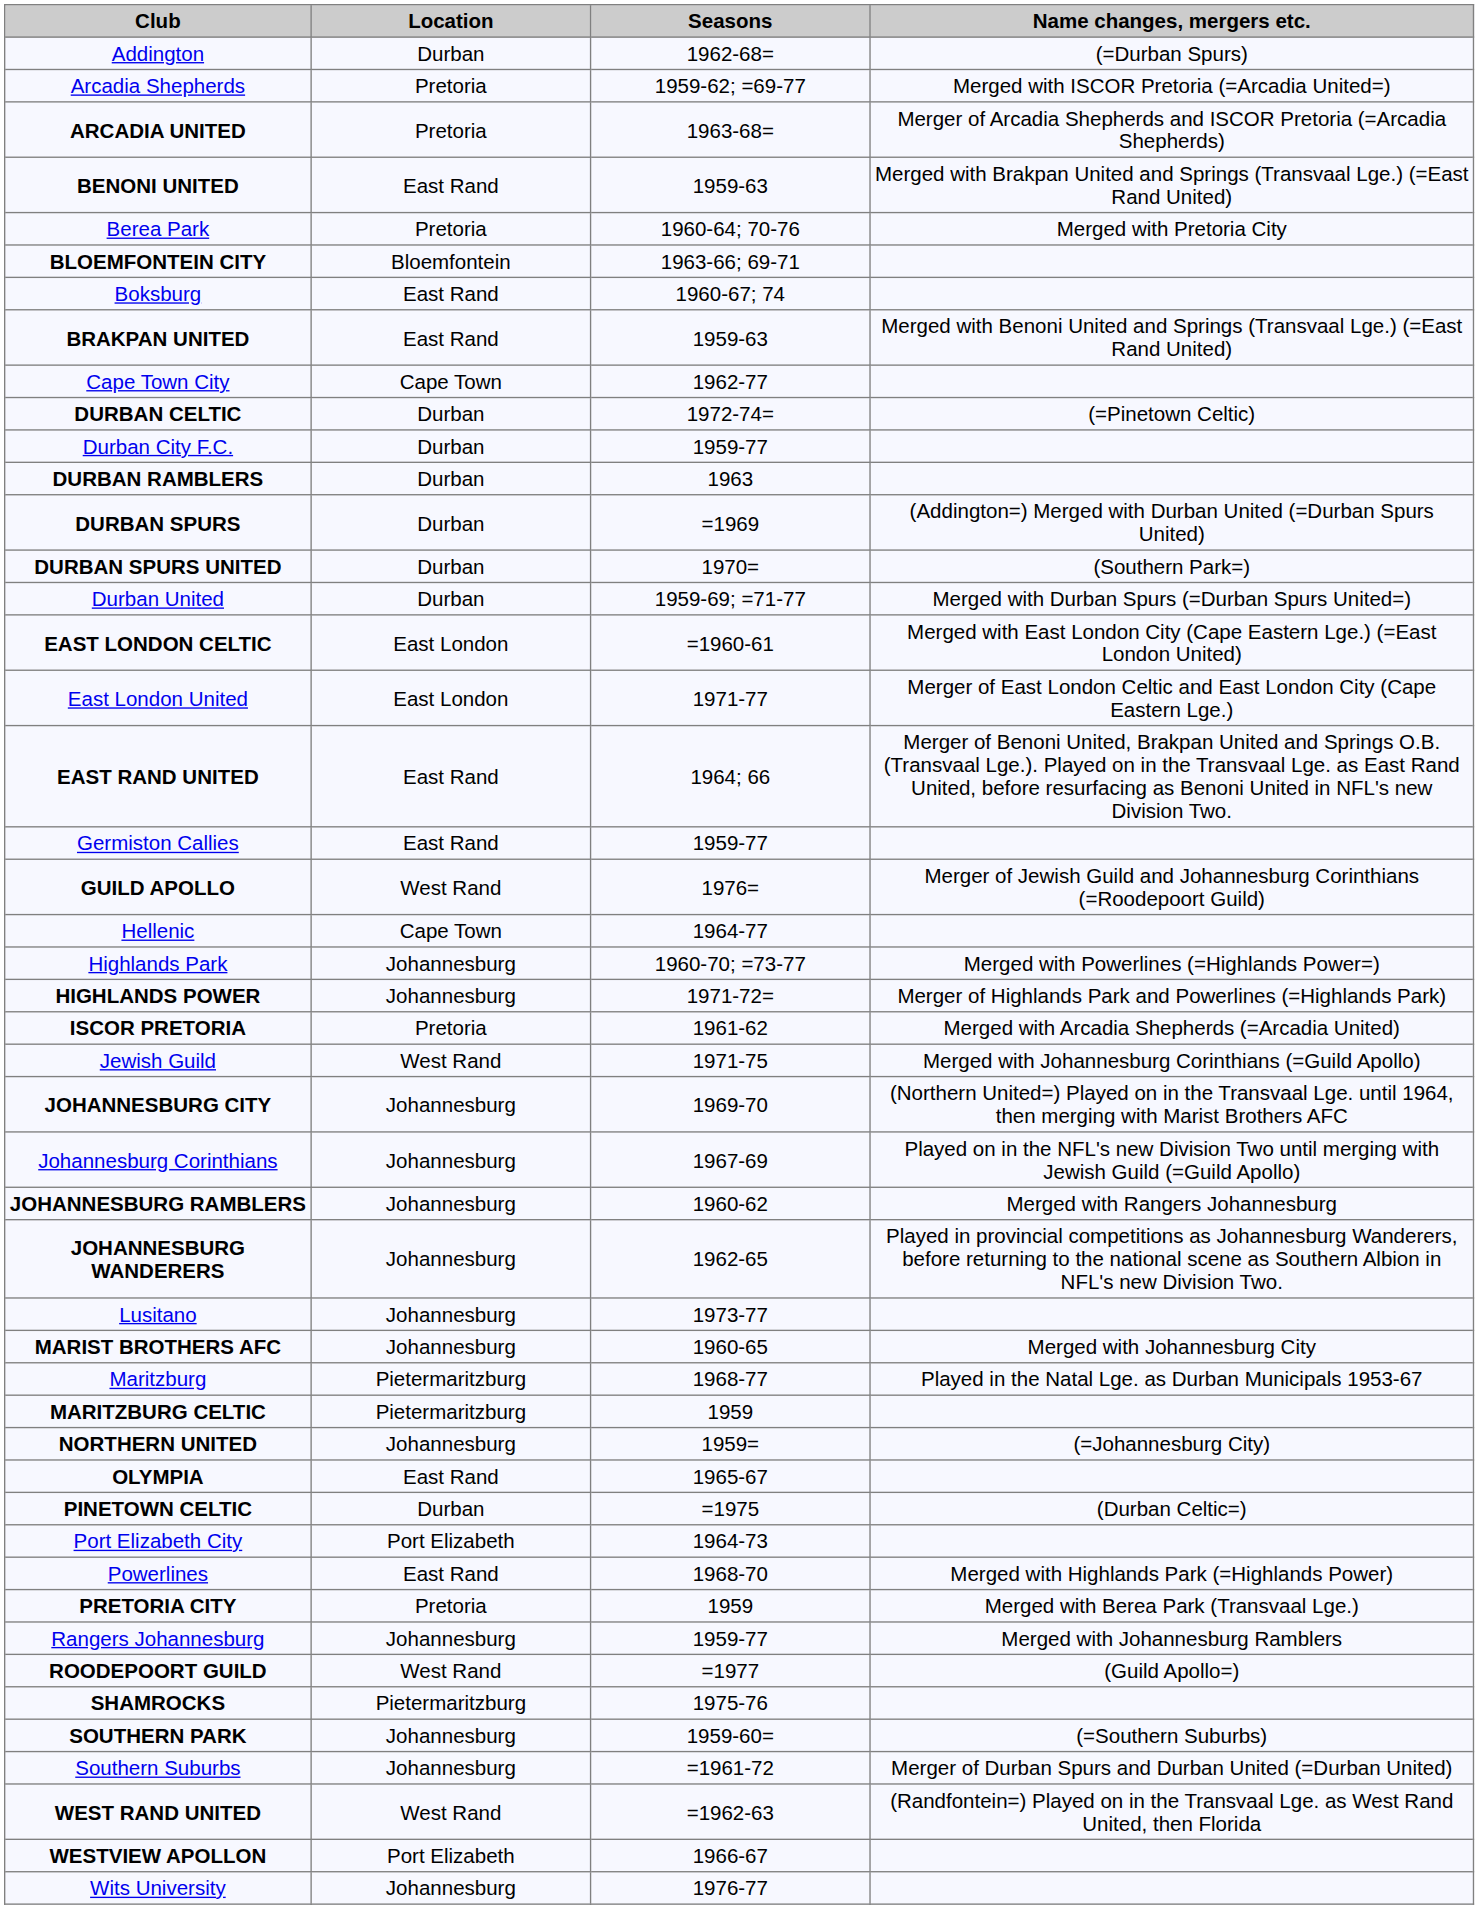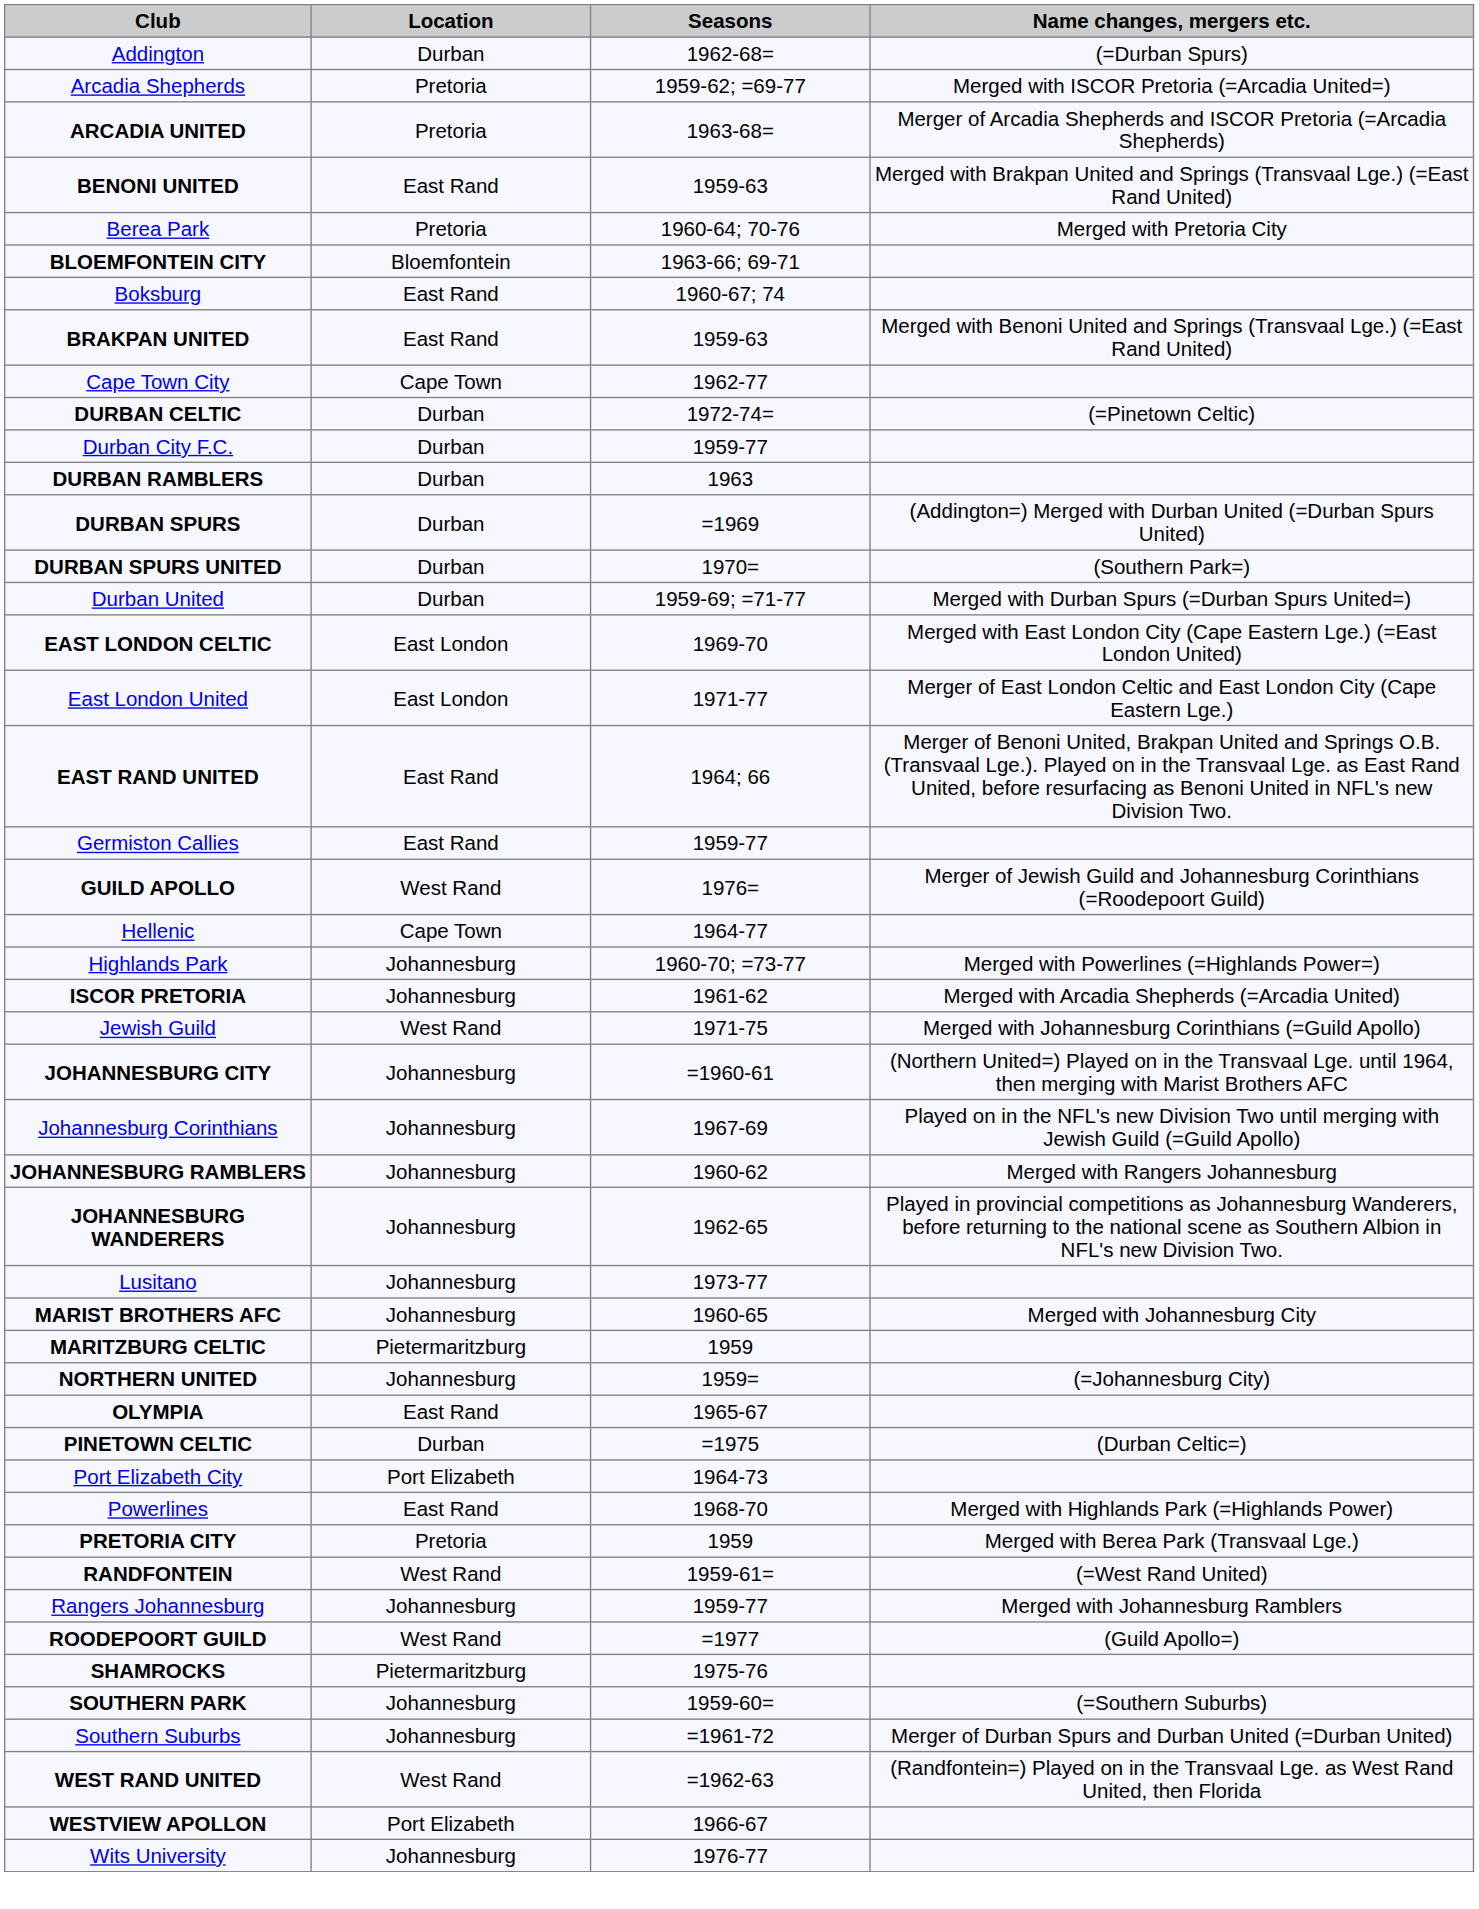(730, 643) =1960-61 -> (730, 643) 1969-70
- row: (158, 996)
(451, 1028) Pretoria -> (451, 996) Johannesburg
(730, 1104) 1969-70 -> (730, 1072) =1960-61
- row: (158, 1379)
+ row: (158, 1573)
